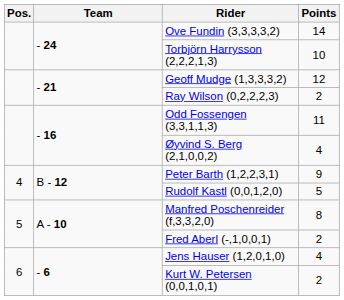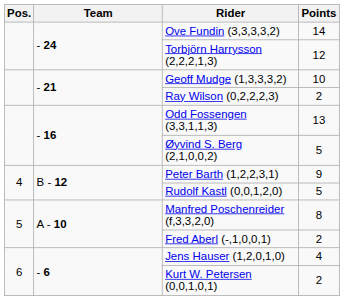(319, 55) 10 -> (319, 55) 12
(319, 78) 12 -> (319, 78) 10
(319, 120) 11 -> (319, 120) 13
(319, 150) 4 -> (319, 150) 5
